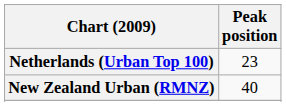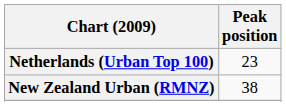(250, 87) 40 -> (250, 87) 38
